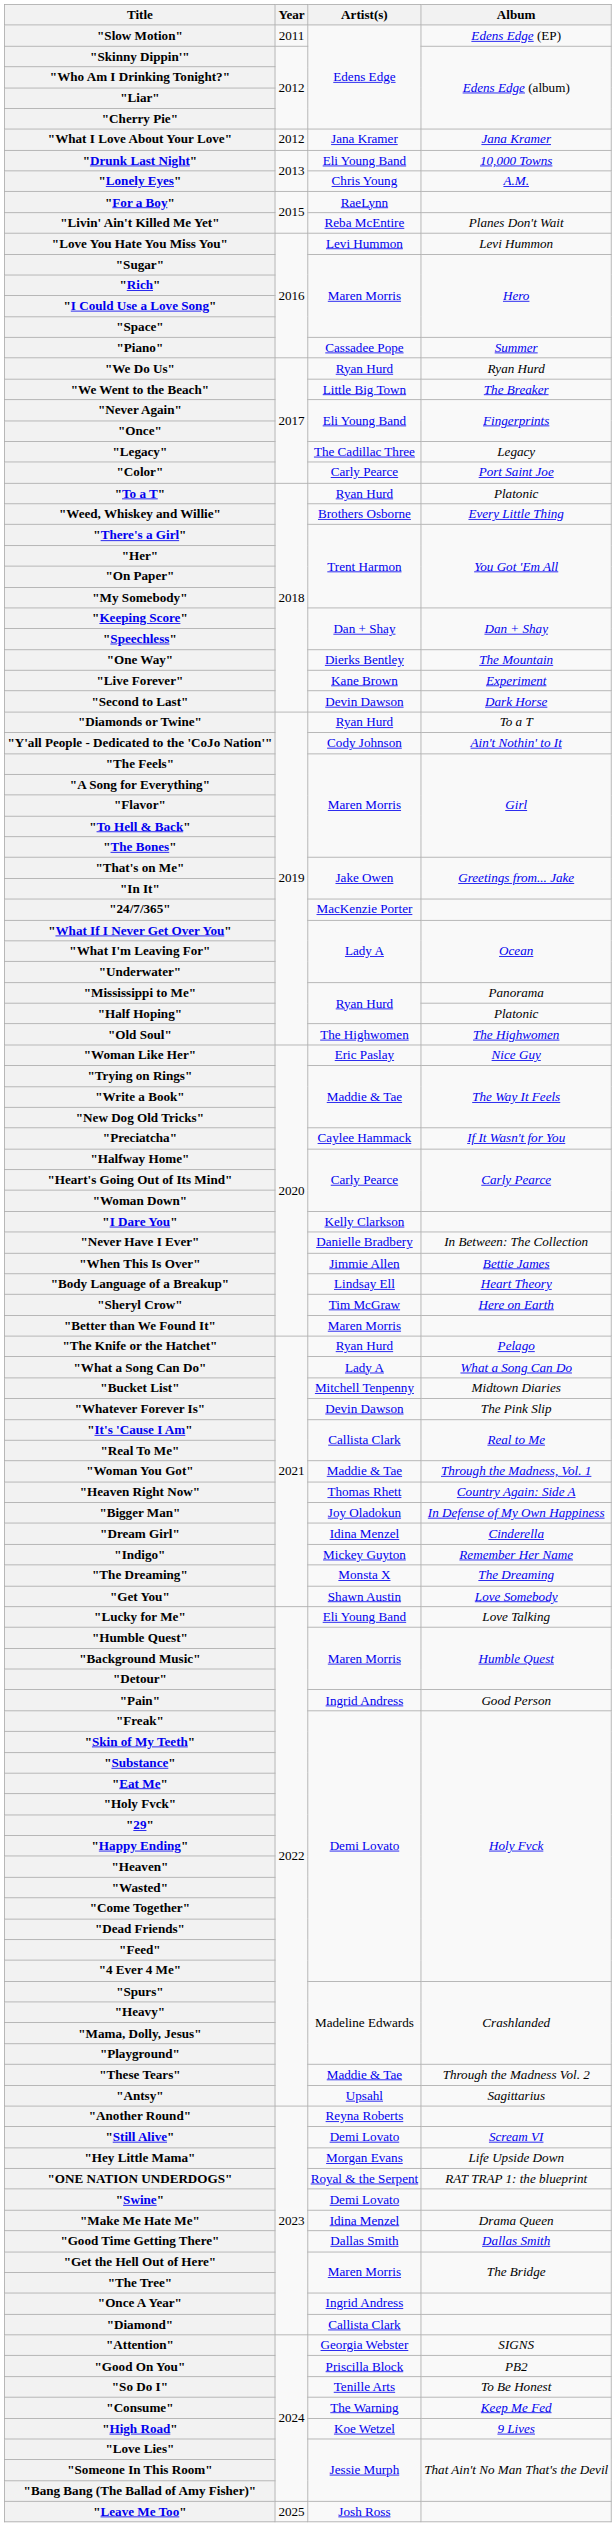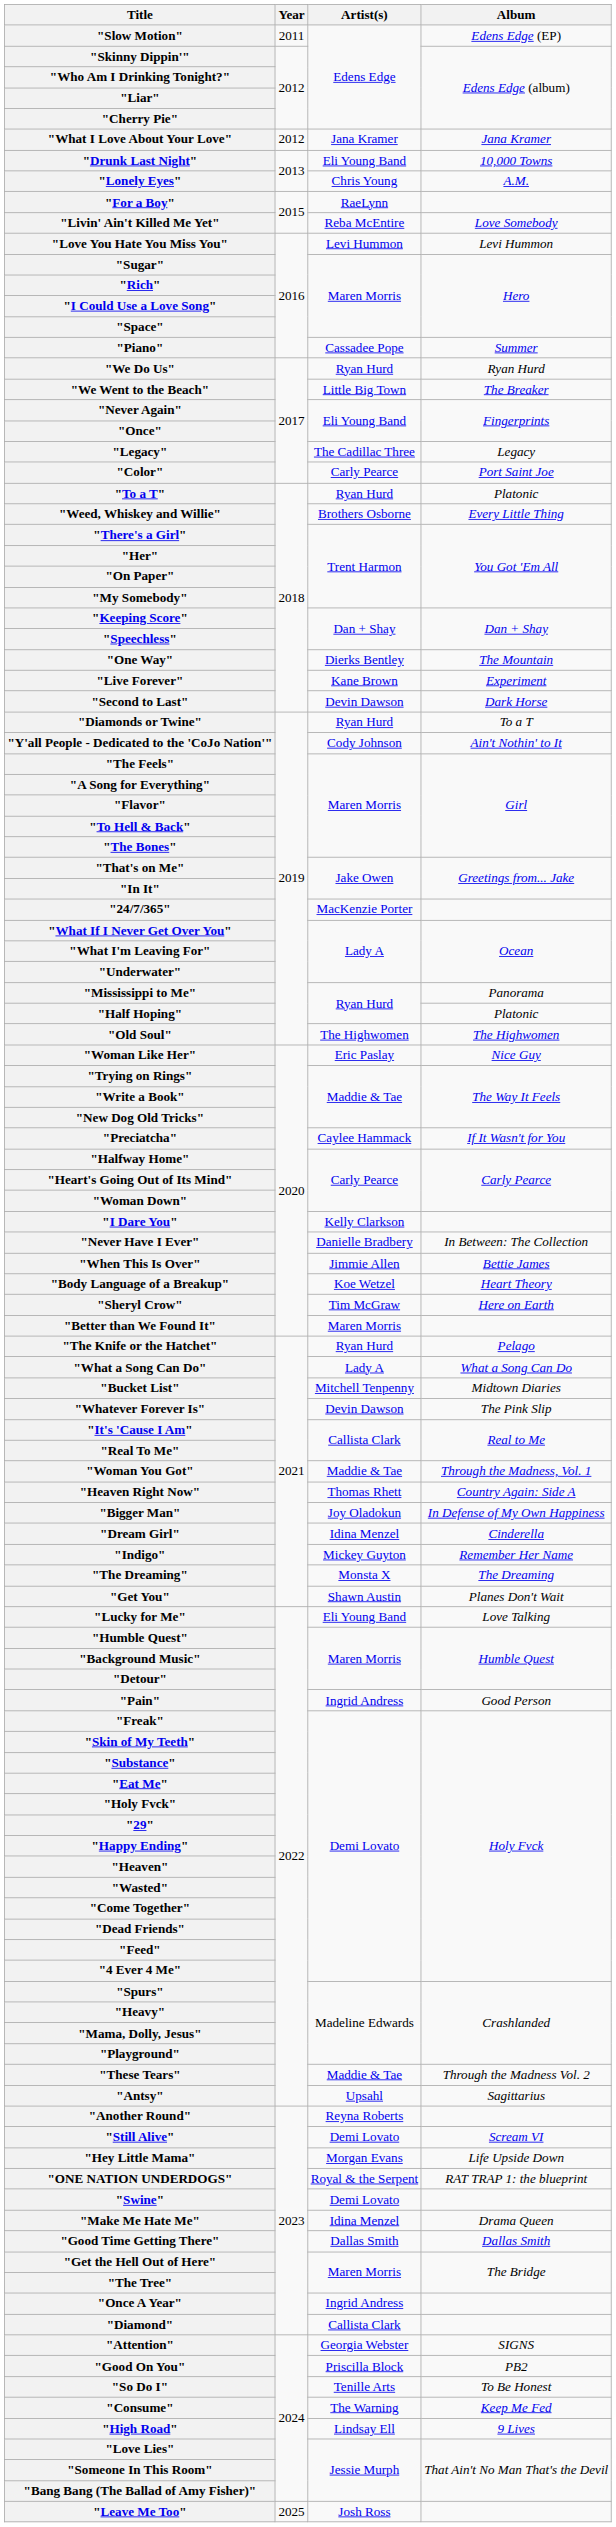(516, 222) Planes Don't Wait -> (516, 222) Love Somebody
(364, 1284) Lindsay Ell -> (364, 1284) Koe Wetzel
(516, 1596) Love Somebody -> (516, 1596) Planes Don't Wait
(364, 2428) Koe Wetzel -> (364, 2428) Lindsay Ell
